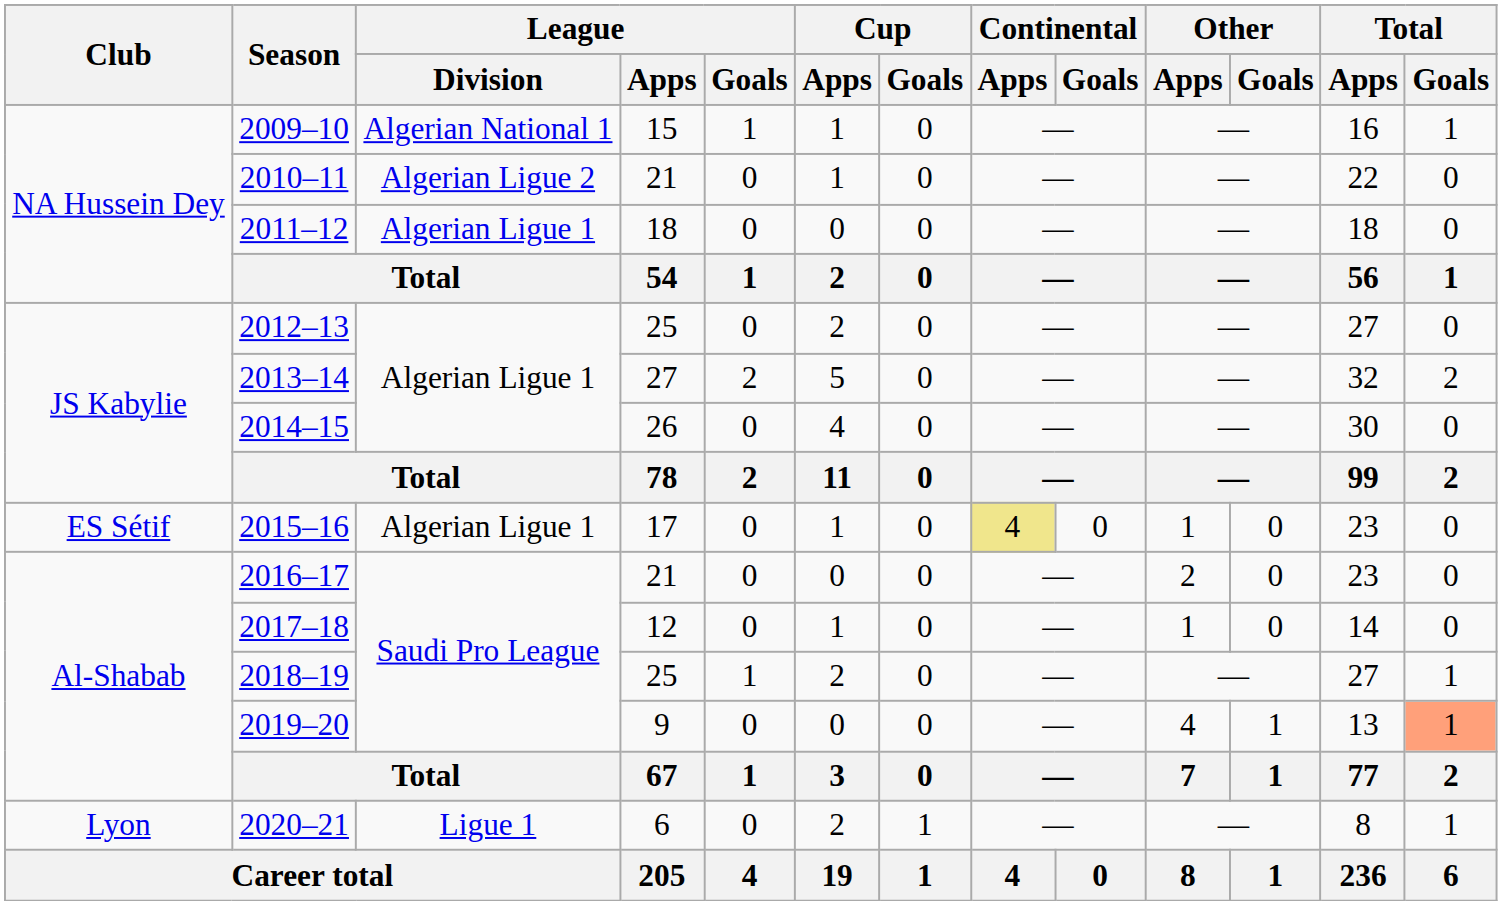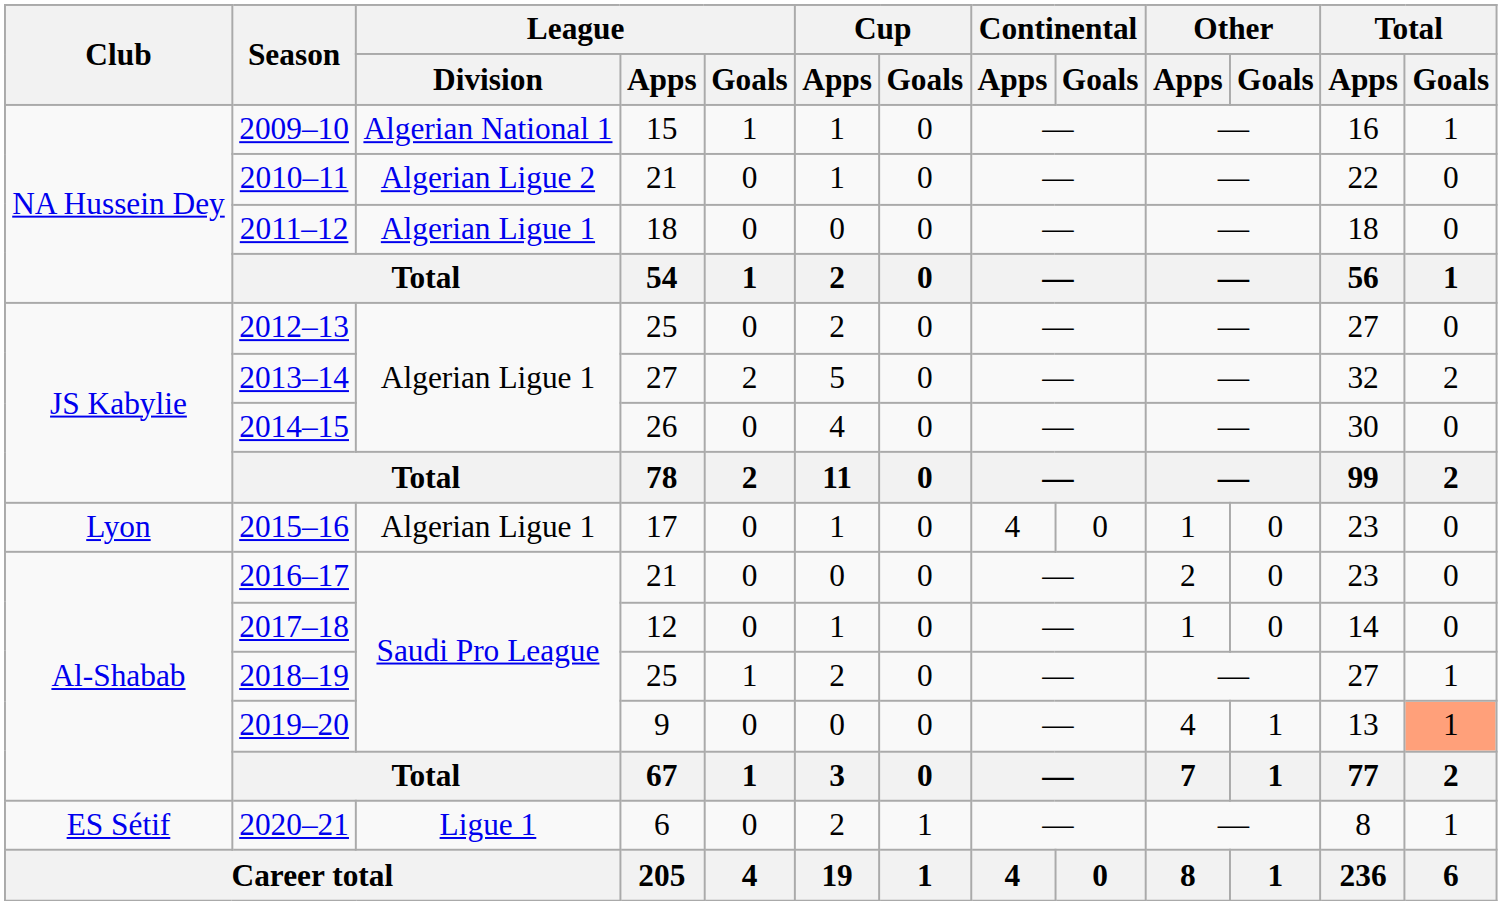(118, 526) ES Sétif -> (118, 526) Lyon
(1012, 526) khaki background -> (1012, 526) no background
(118, 825) Lyon -> (118, 825) ES Sétif
